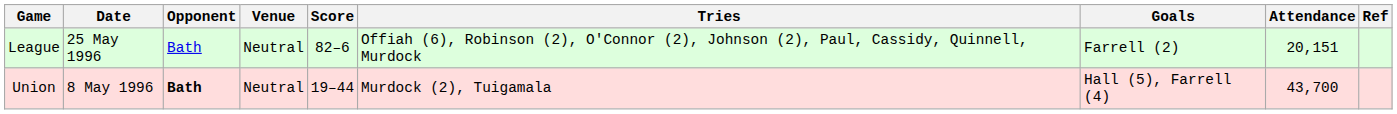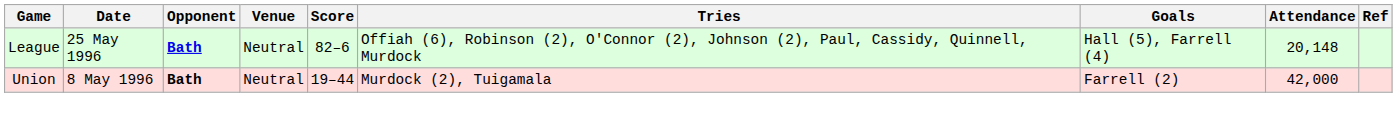(184, 48) normal -> (184, 48) bold
(1132, 48) Farrell (2) -> (1158, 48) Hall (5), Farrell (4)
(1312, 48) 20,151 -> (1312, 48) 20,148
(1158, 88) Hall (5), Farrell (4) -> (1132, 80) Farrell (2)
(1312, 88) 43,700 -> (1312, 80) 42,000
